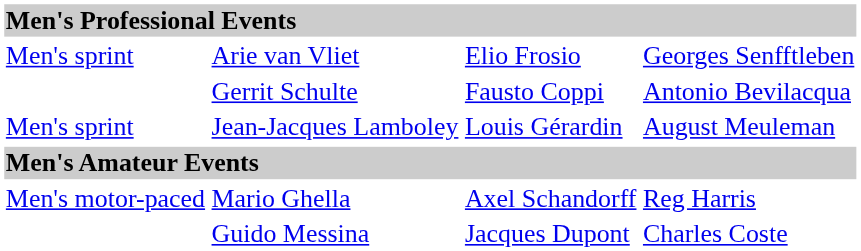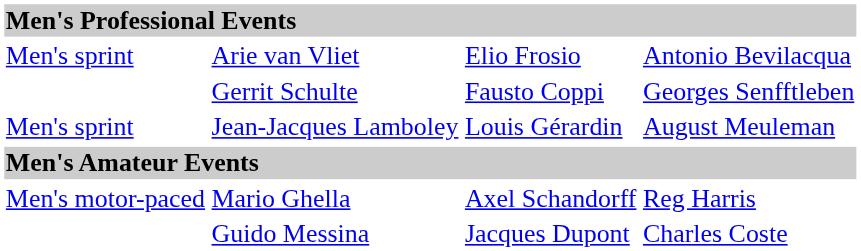(749, 55) Georges Senfftleben -> (747, 55) Antonio Bevilacqua
(747, 91) Antonio Bevilacqua -> (749, 91) Georges Senfftleben
